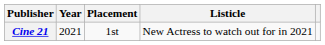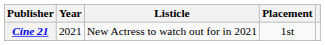columns swapped: (228, 13) <-> (112, 13)
